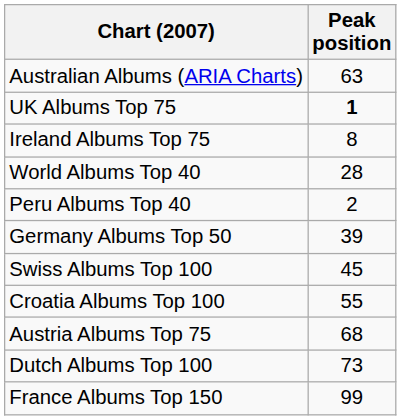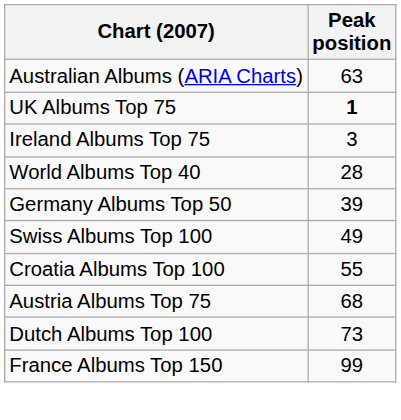(352, 140) 8 -> (352, 140) 3
- row: (100, 204)
(352, 269) 45 -> (352, 236) 49
